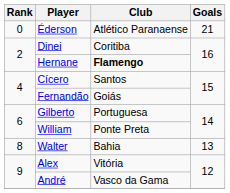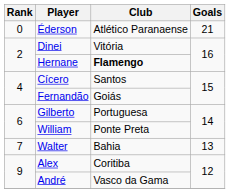(112, 46) Coritiba -> (108, 46) Vitória
(20, 146) 8 -> (20, 146) 7
(108, 163) Vitória -> (112, 163) Coritiba
